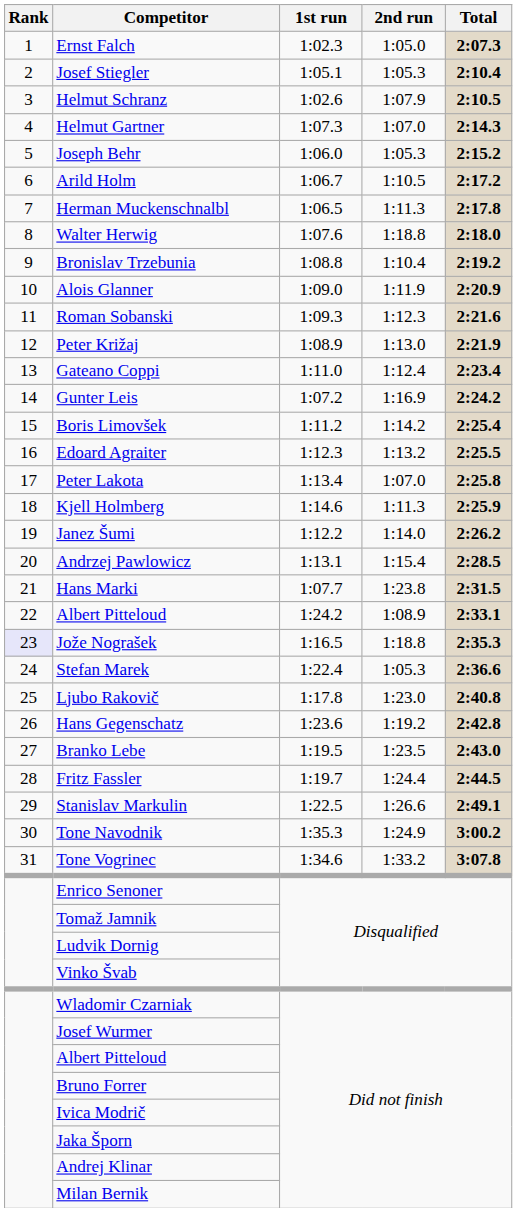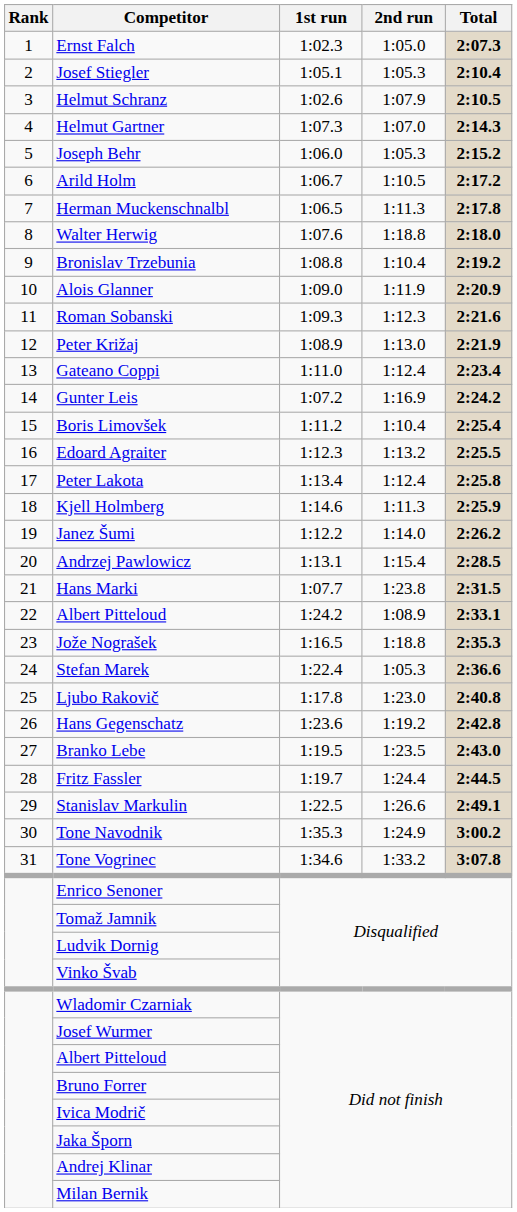(404, 425) 1:14.2 -> (404, 425) 1:10.4
(404, 479) 1:07.0 -> (404, 479) 1:12.4
(28, 642) lavender background -> (28, 642) no background
